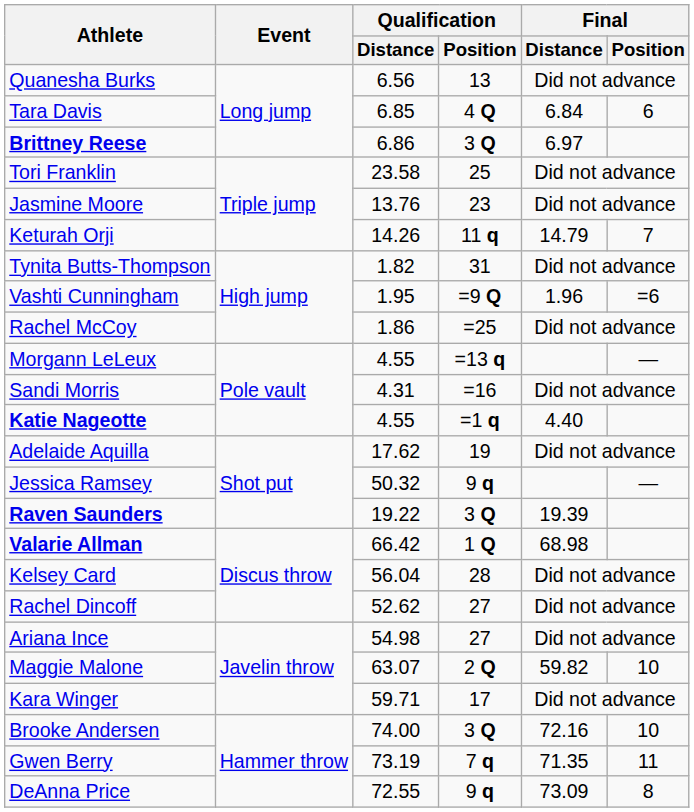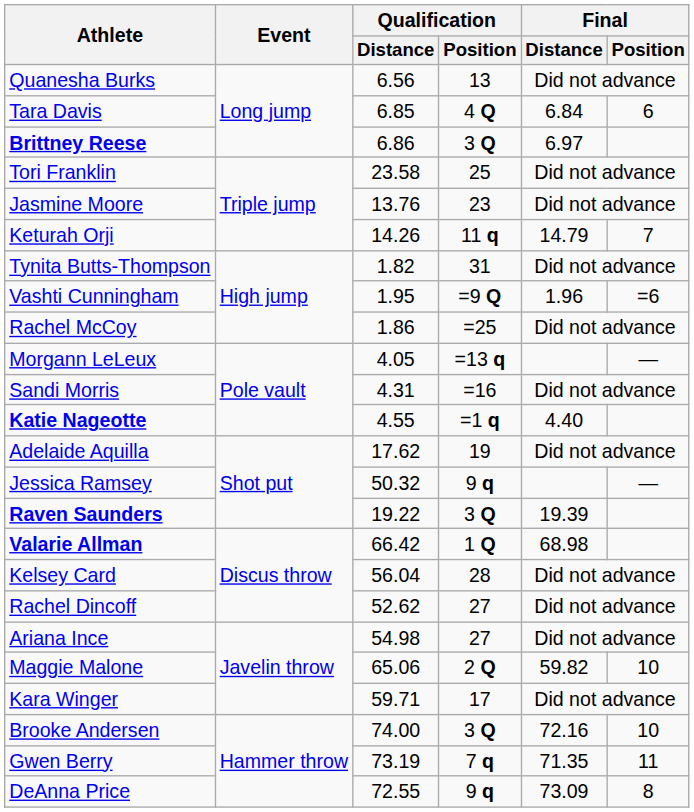(396, 359) 4.55 -> (396, 359) 4.05
(396, 669) 63.07 -> (396, 669) 65.06
